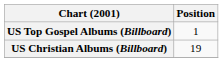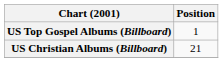(196, 48) 19 -> (196, 48) 21
